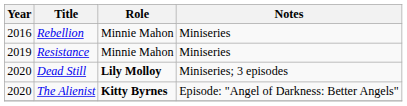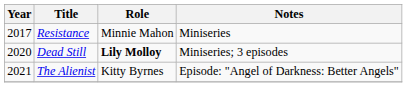- row: (60, 33)
(19, 52) 2019 -> (19, 33) 2017
(19, 91) 2020 -> (19, 71) 2021
(134, 91) bold -> (132, 71) normal
